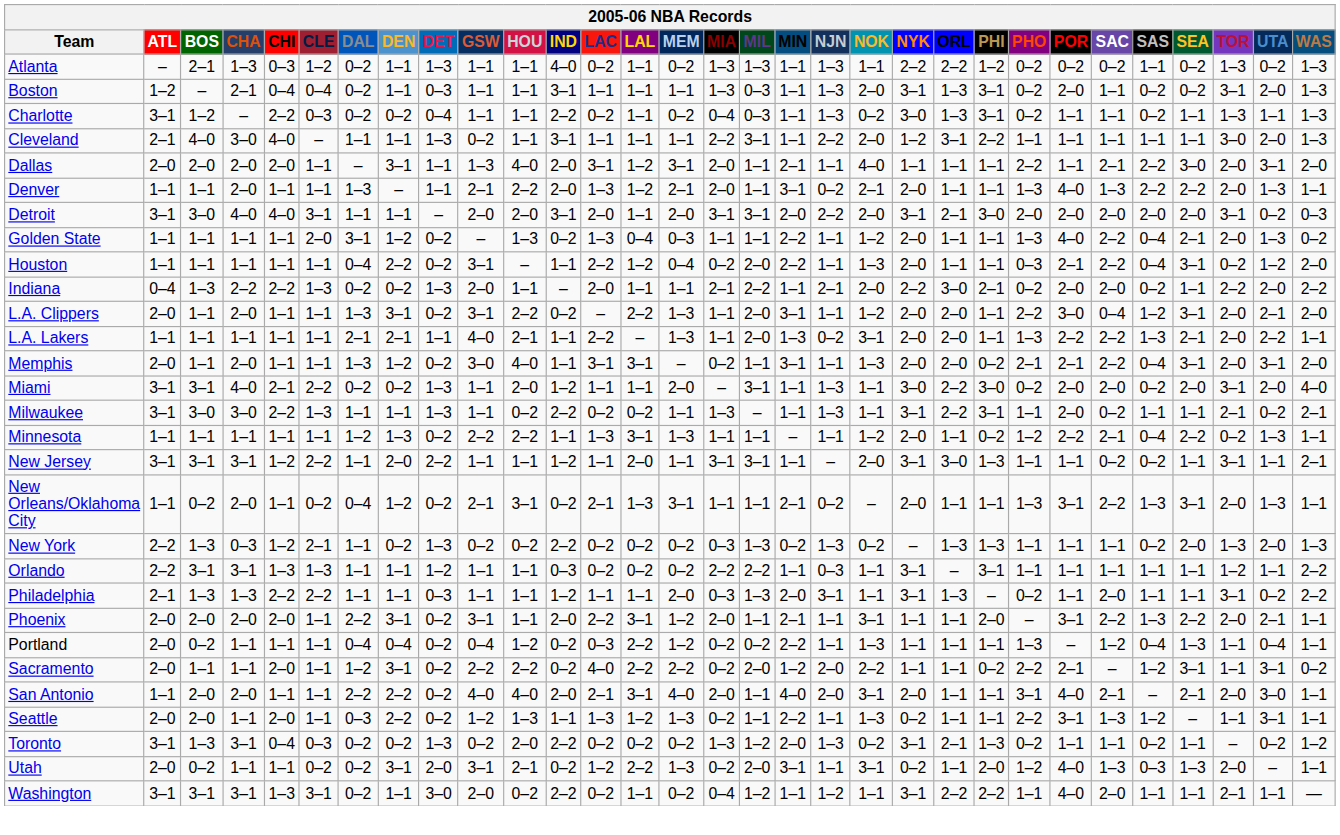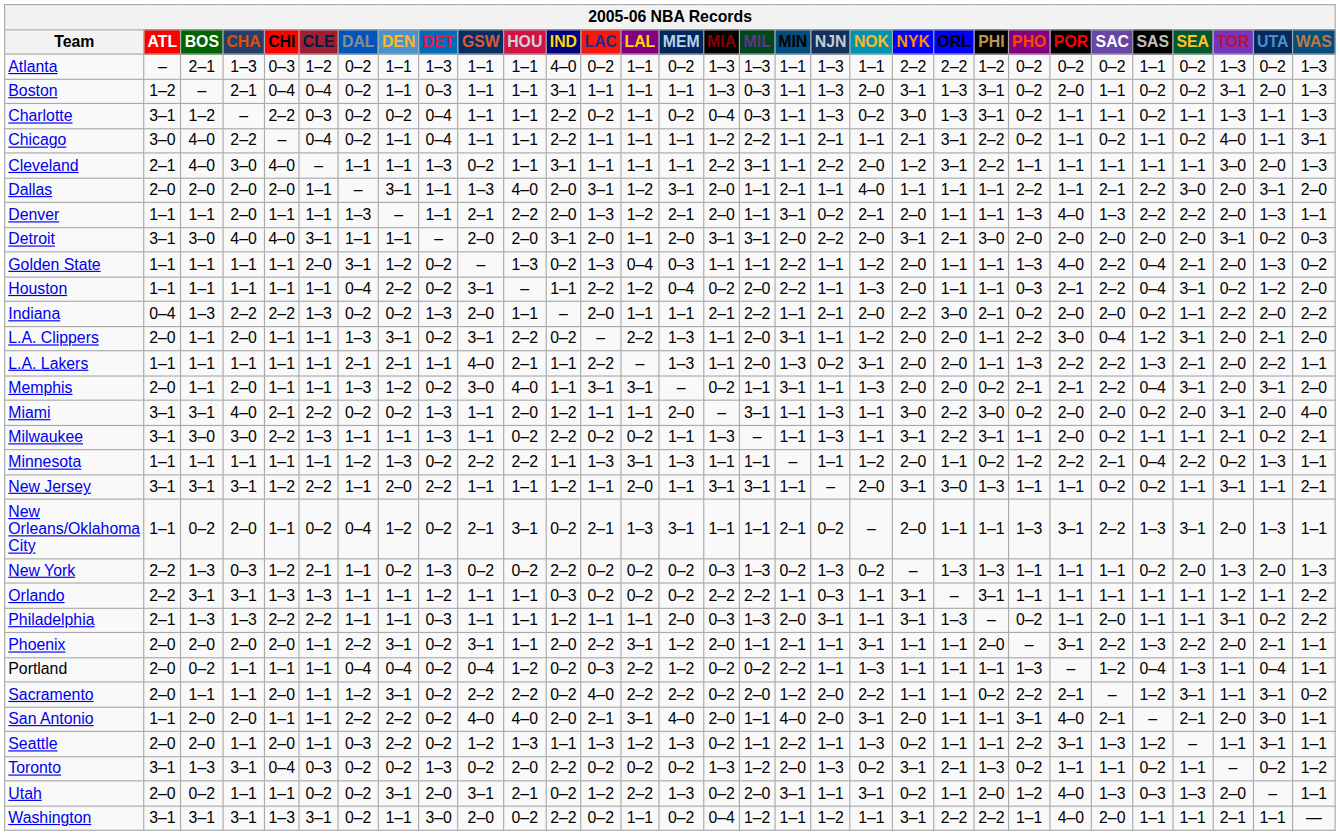+ row: (37, 140)
